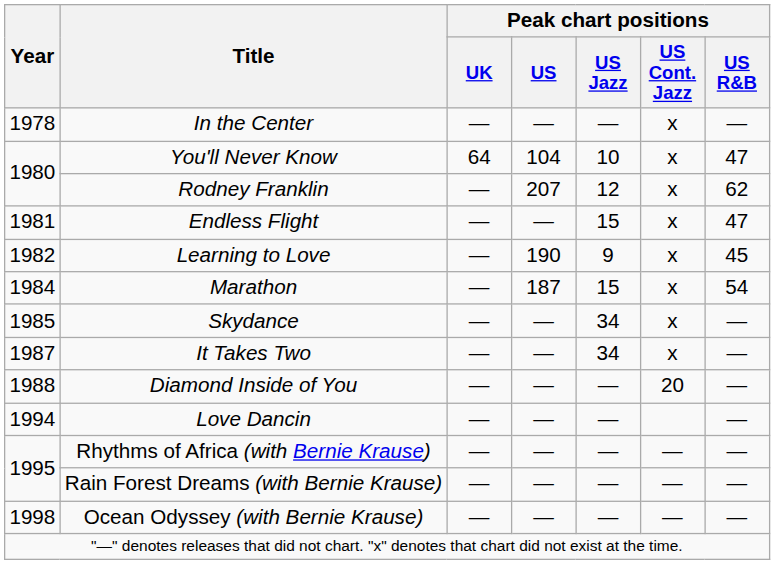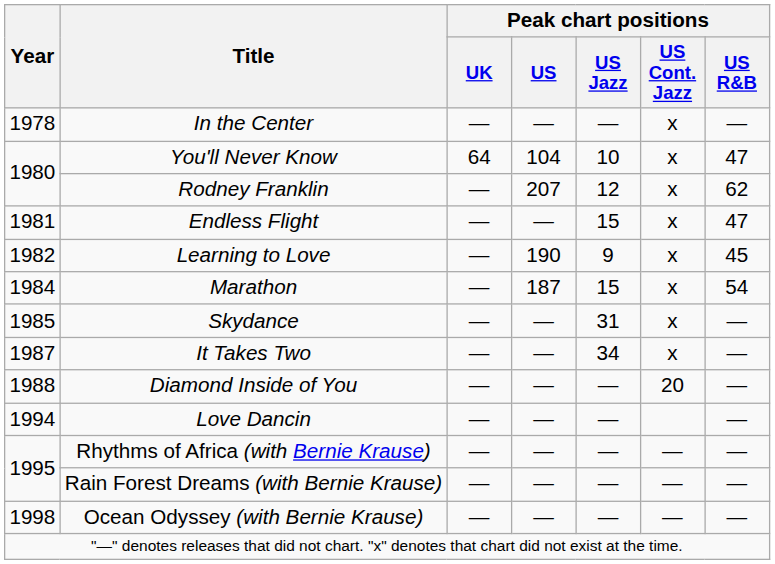(608, 320) 34 -> (608, 320) 31
